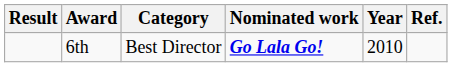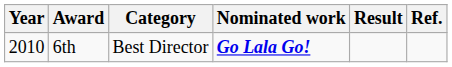columns swapped: (385, 18) <-> (33, 18)
